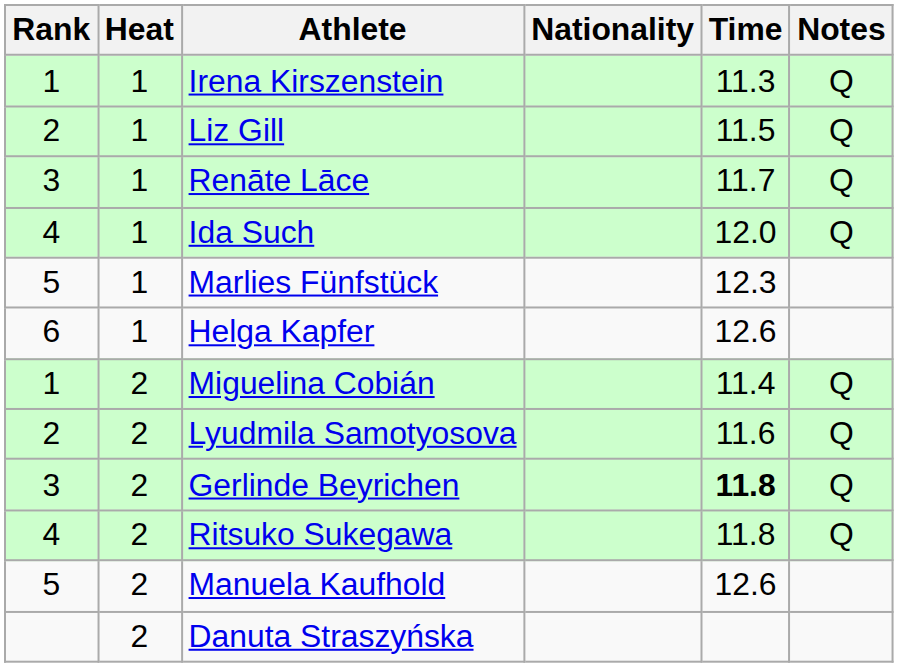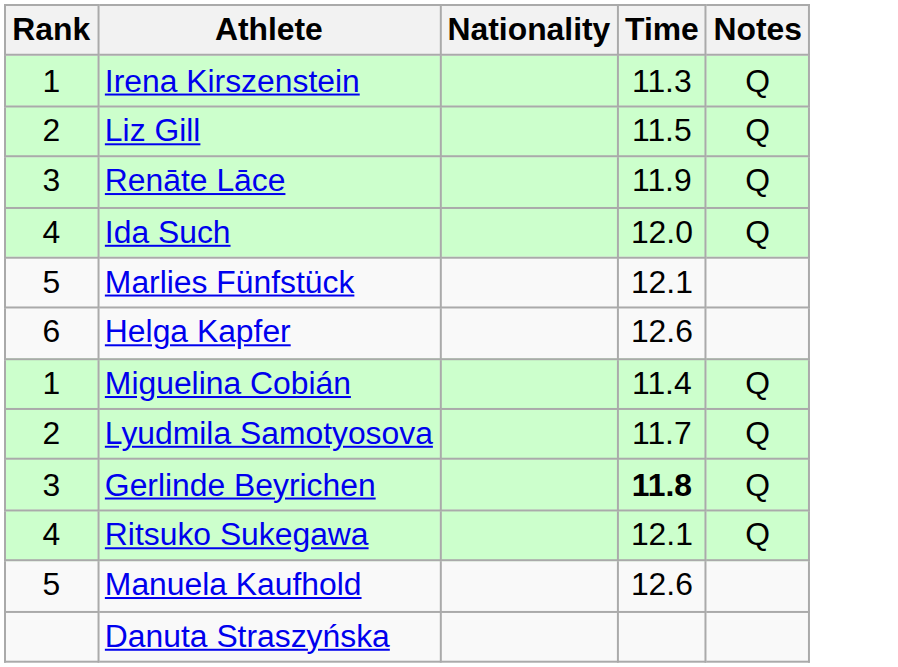- column: (139, 29)
(746, 181) 11.7 -> (662, 181) 11.9
(746, 282) 12.3 -> (662, 282) 12.1
(746, 433) 11.6 -> (662, 433) 11.7
(746, 534) 11.8 -> (662, 534) 12.1
